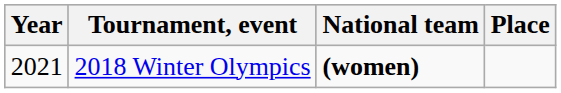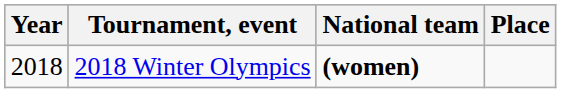(37, 66) 2021 -> (37, 66) 2018
